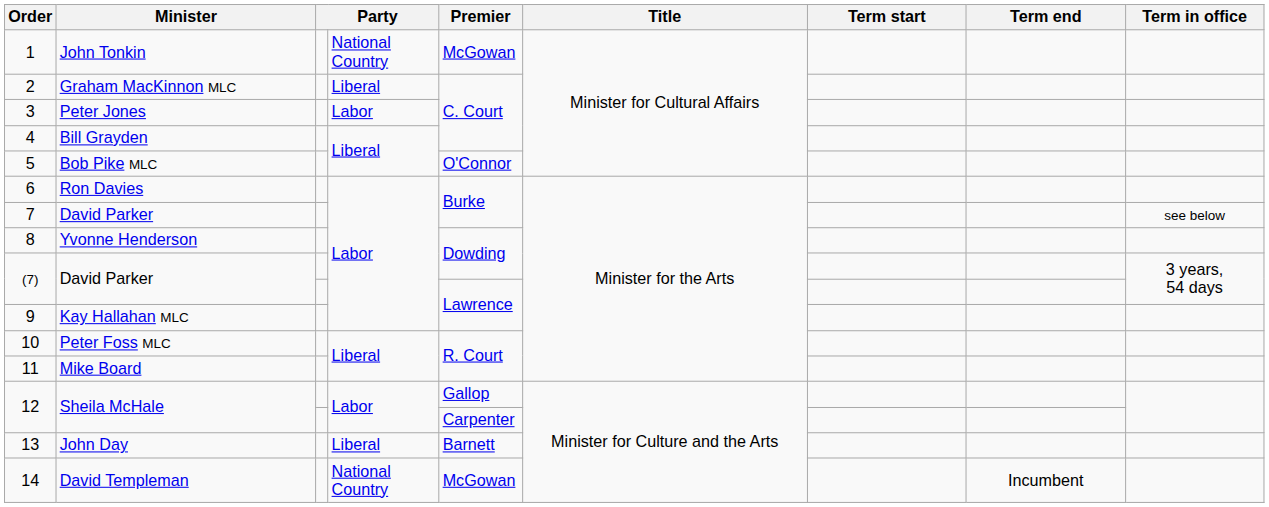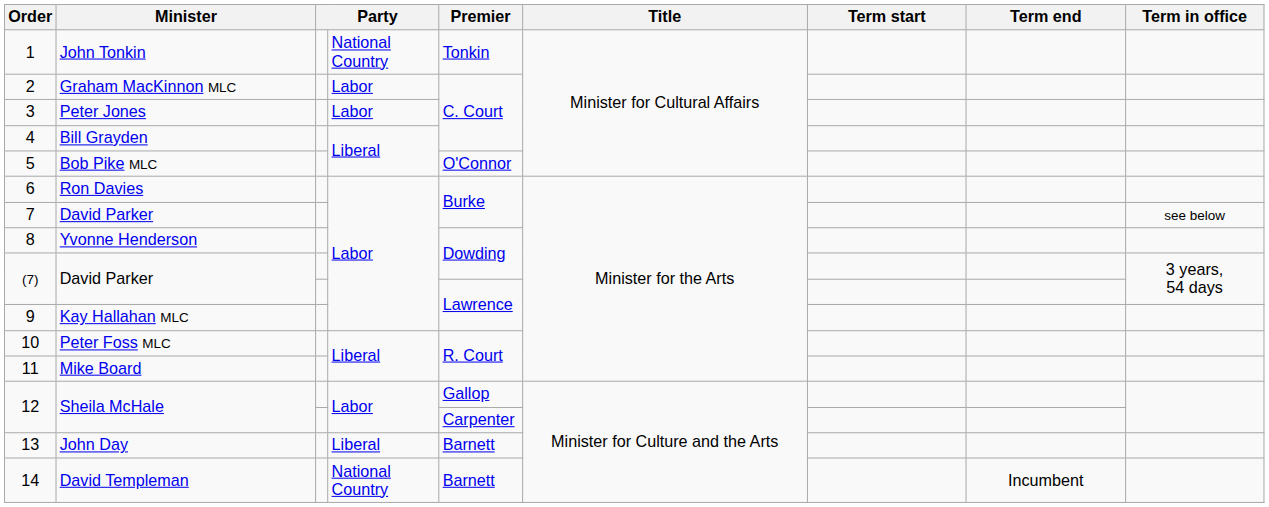(479, 52) McGowan -> (466, 52) Tonkin
(356, 86) Liberal -> (352, 86) Labor
(479, 480) McGowan -> (469, 480) Barnett
